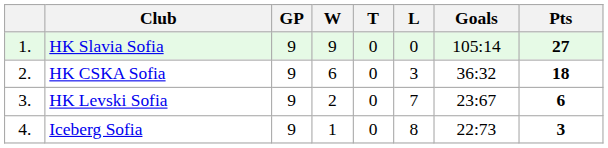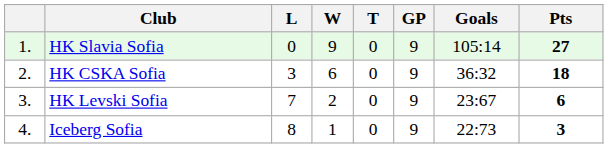columns swapped: (292, 18) <-> (414, 18)
